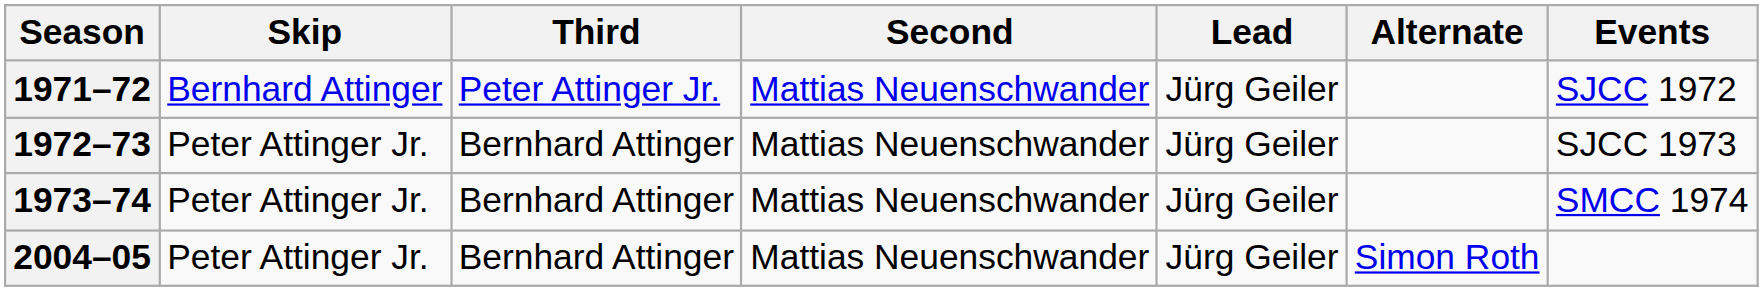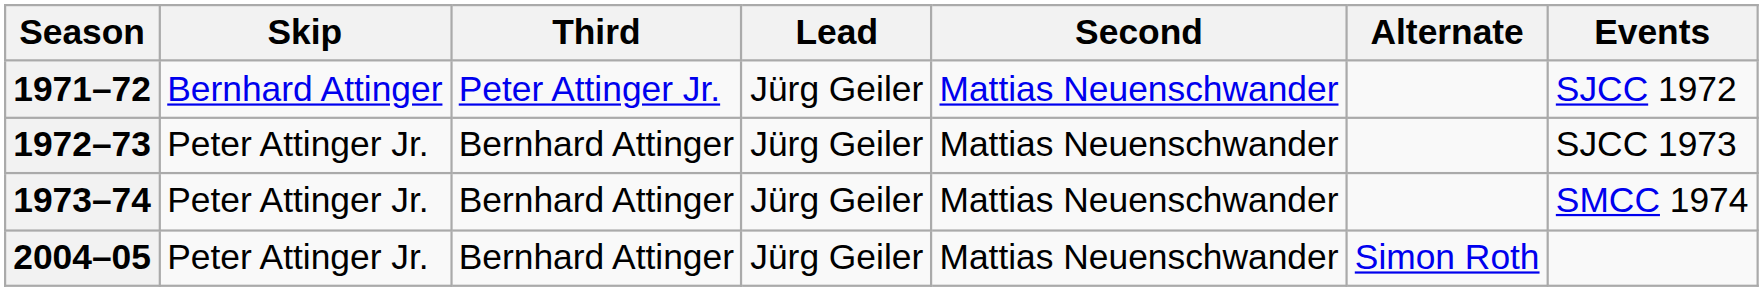columns swapped: (950, 32) <-> (1252, 32)
